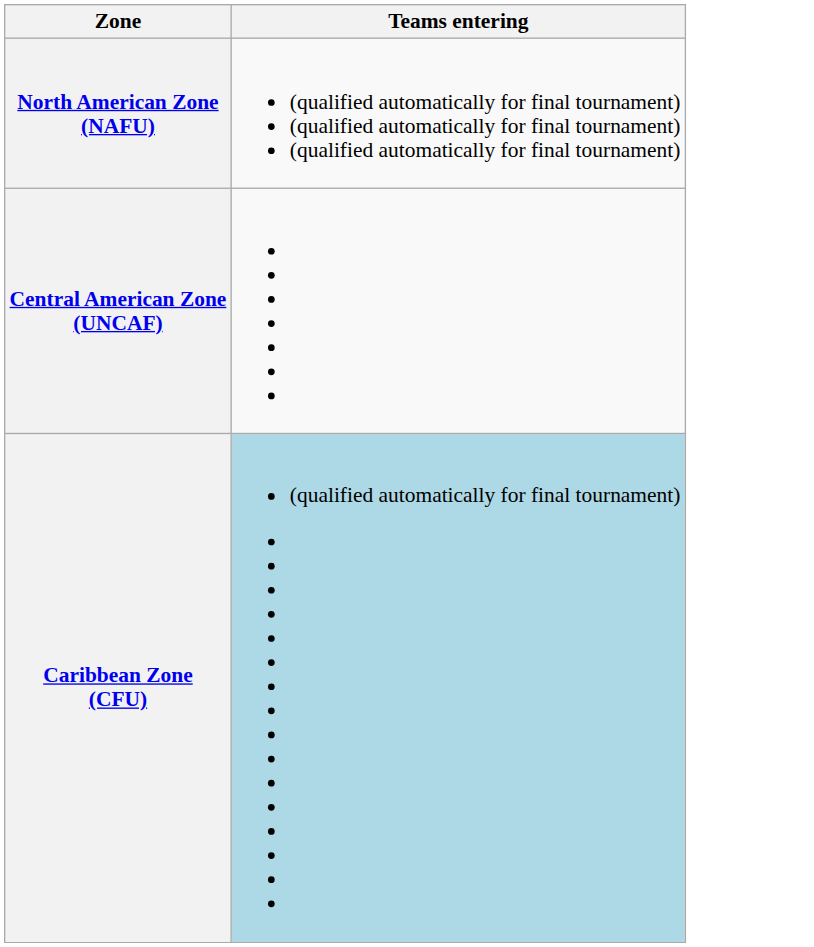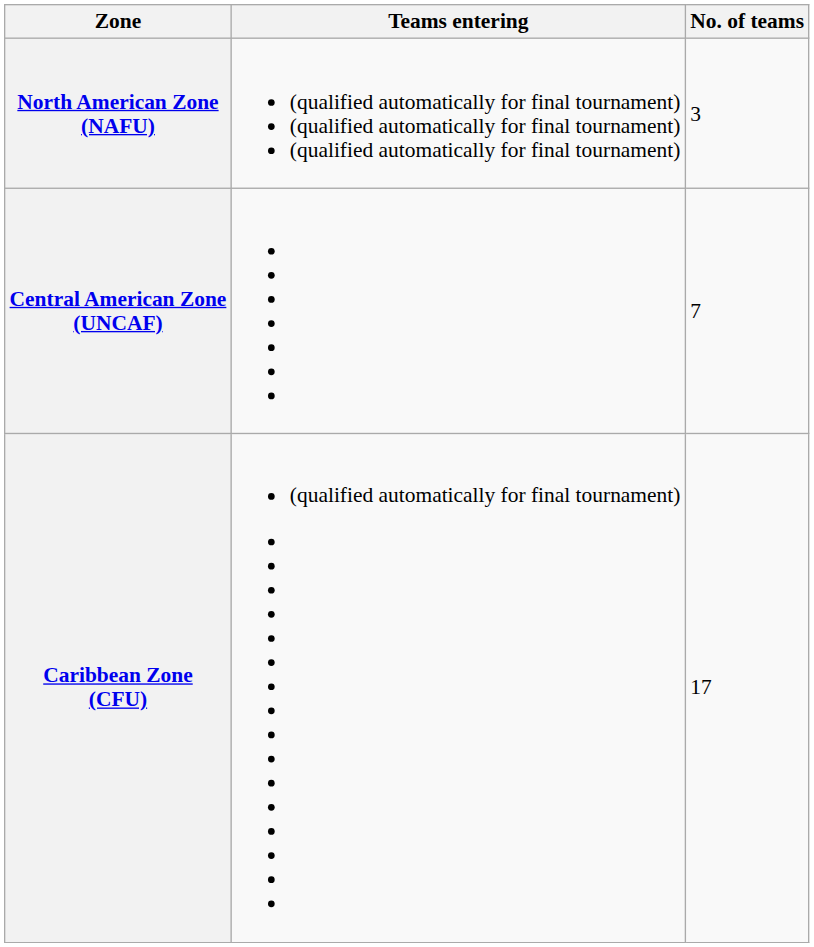+ column: (747, 21)
(458, 700) lightblue background -> (458, 700) no background
